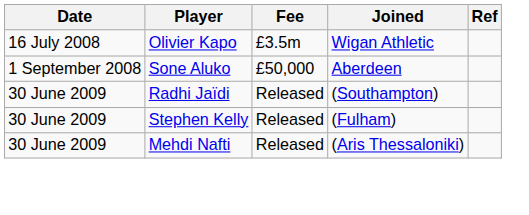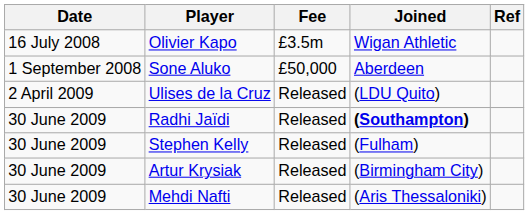+ row: (210, 94)
(385, 94) normal -> (411, 119) bold
+ row: (195, 171)
